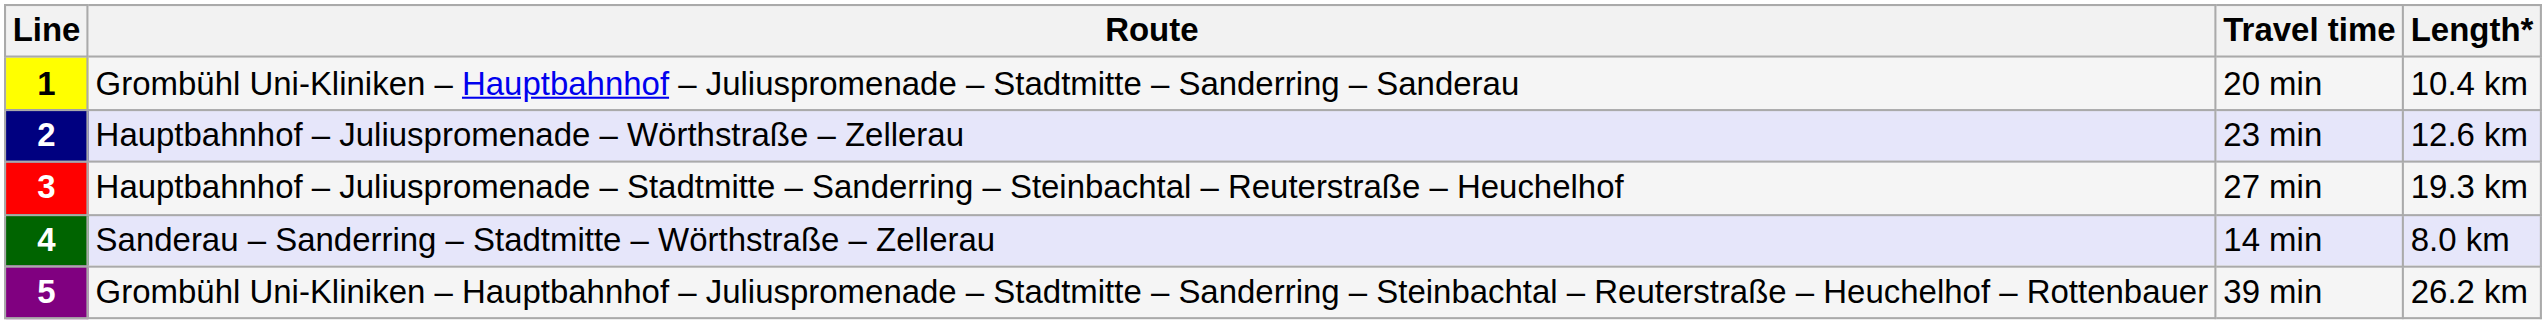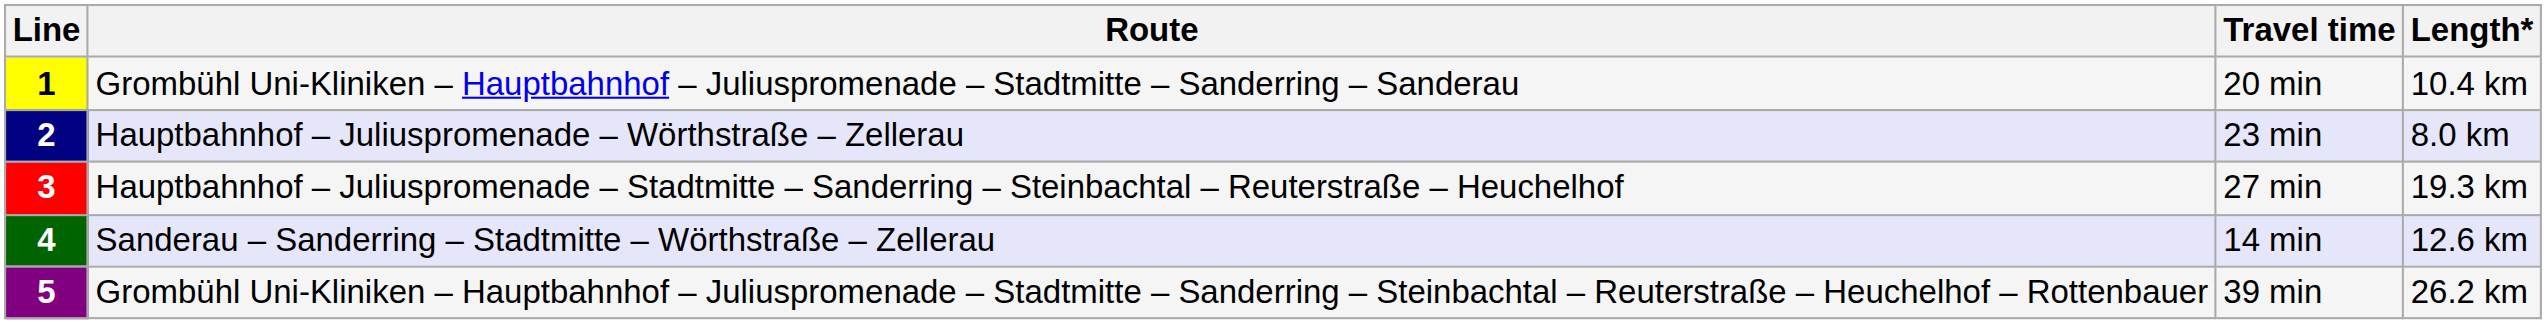(2469, 135) 12.6 km -> (2460, 135) 8.0 km
(2460, 239) 8.0 km -> (2469, 239) 12.6 km
